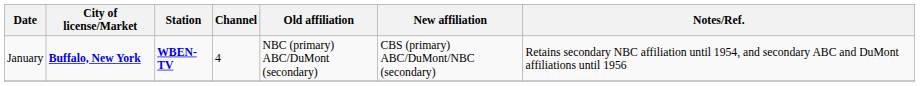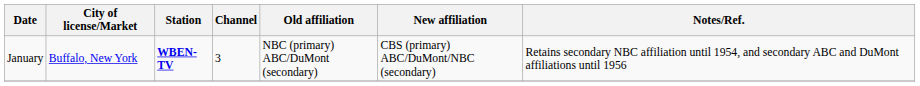(95, 58) bold -> (93, 58) normal
(218, 58) 4 -> (218, 58) 3
